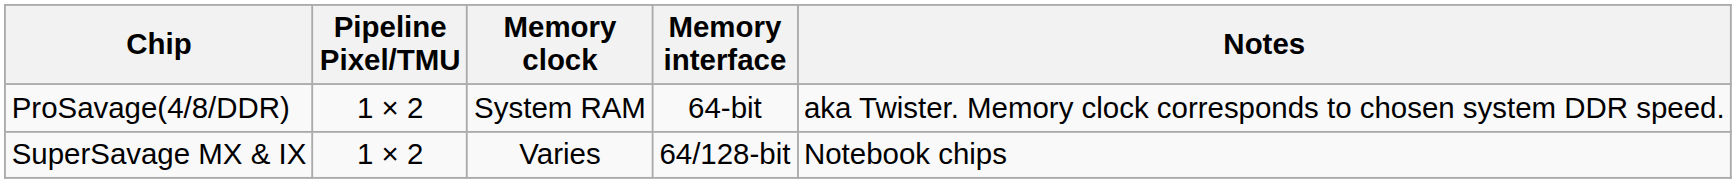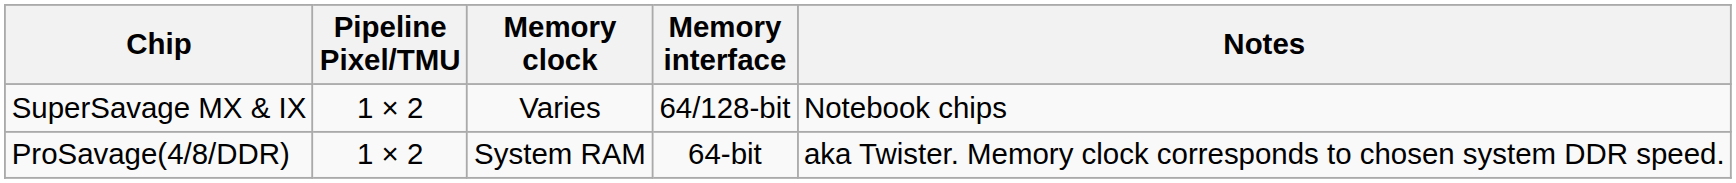rows swapped: (151, 107) <-> (159, 154)
